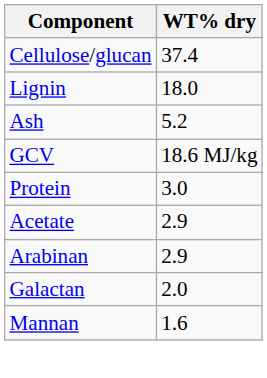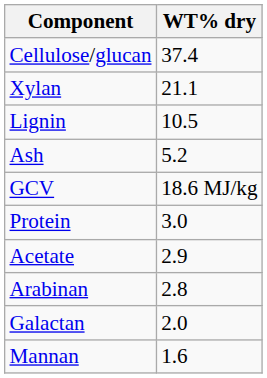+ row: (35, 88)
(180, 88) 18.0 -> (180, 121) 10.5
(174, 255) 2.9 -> (174, 289) 2.8
